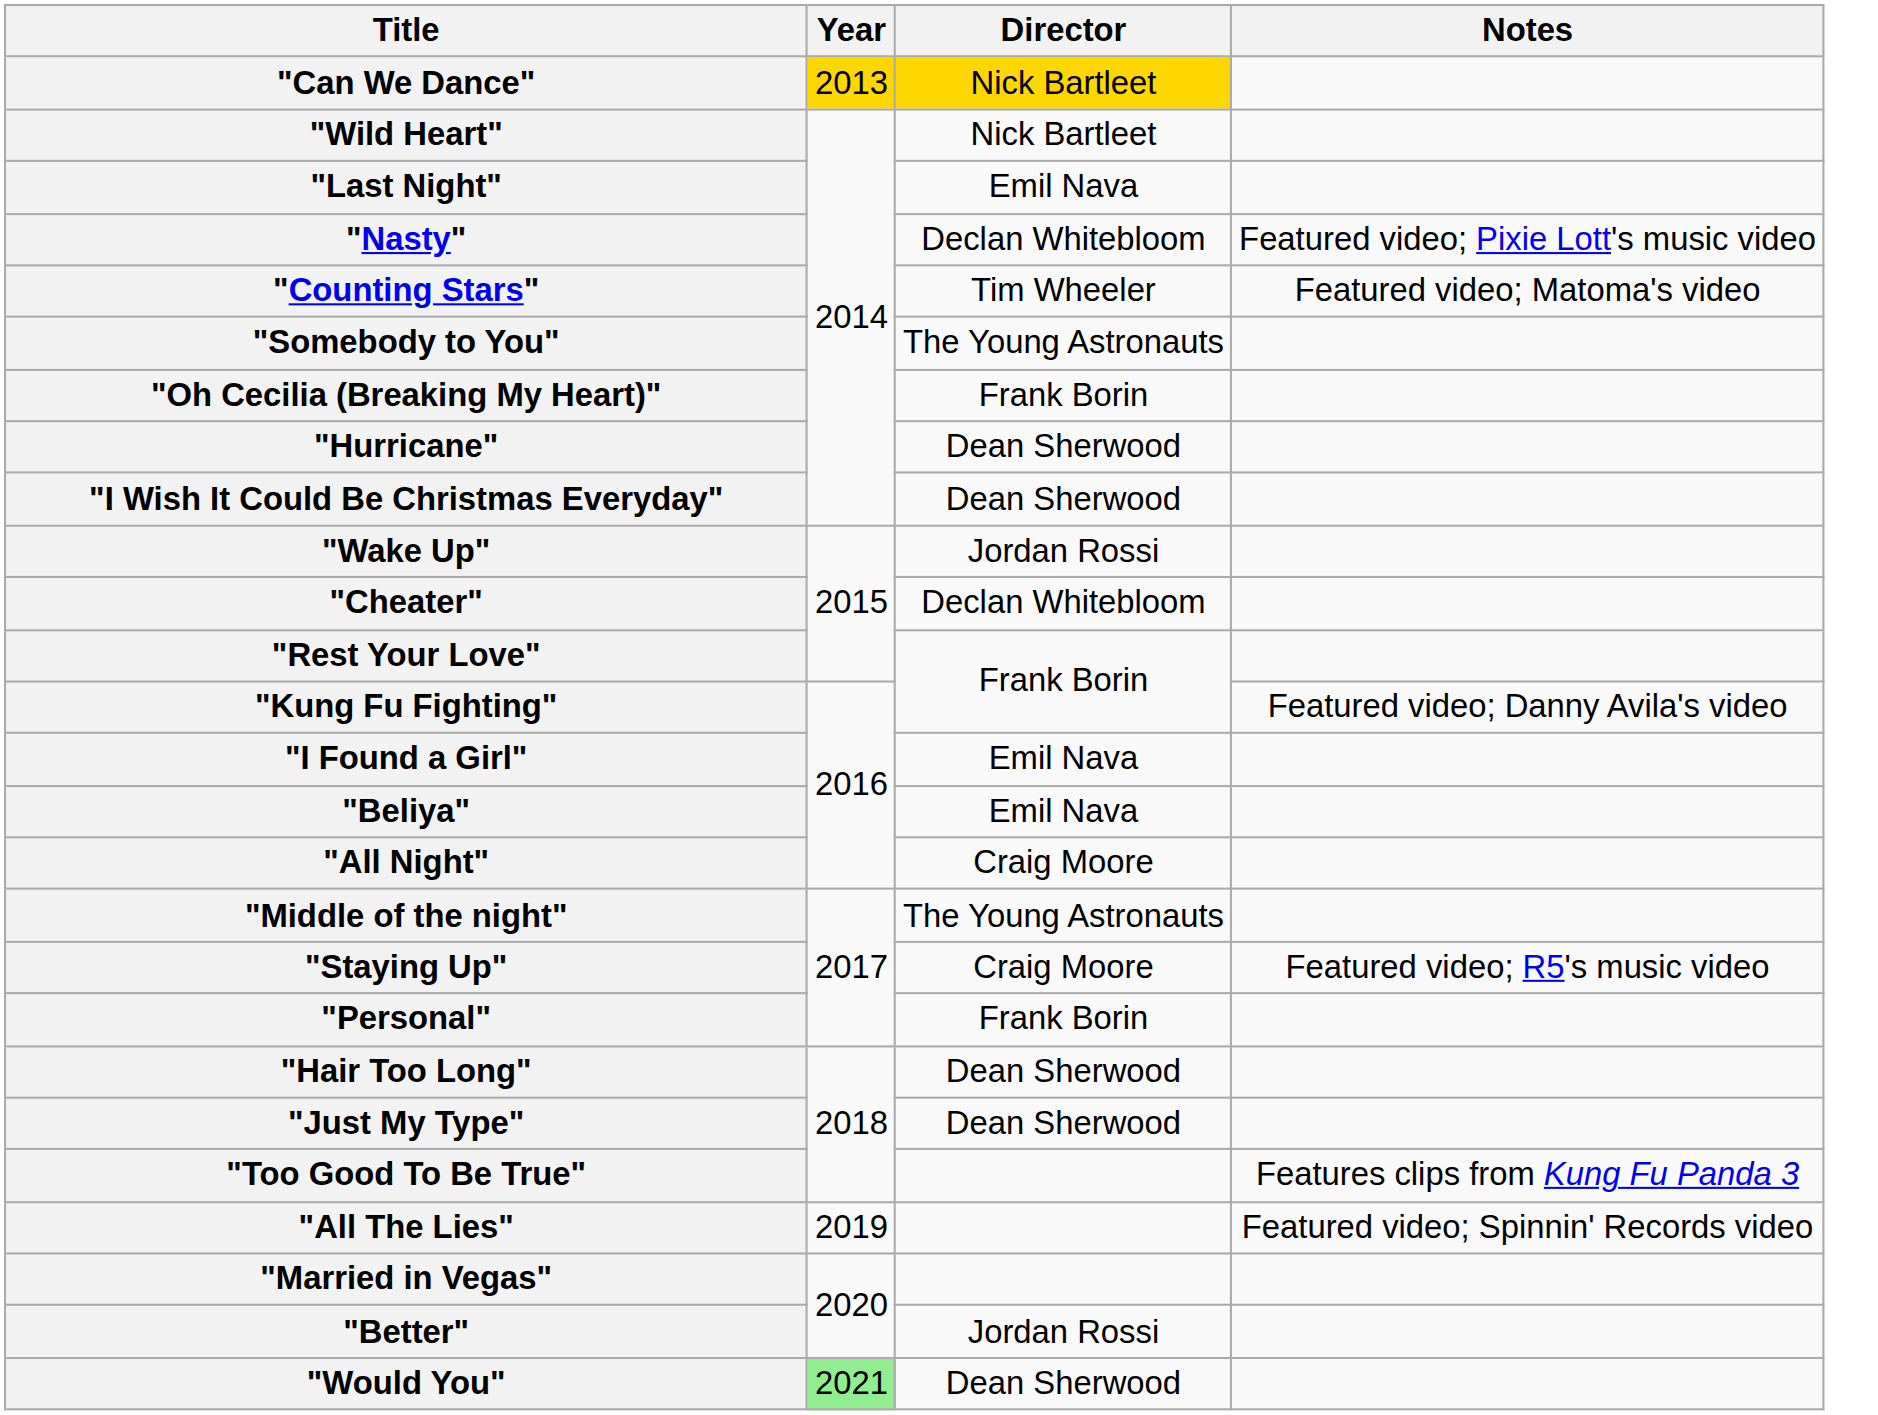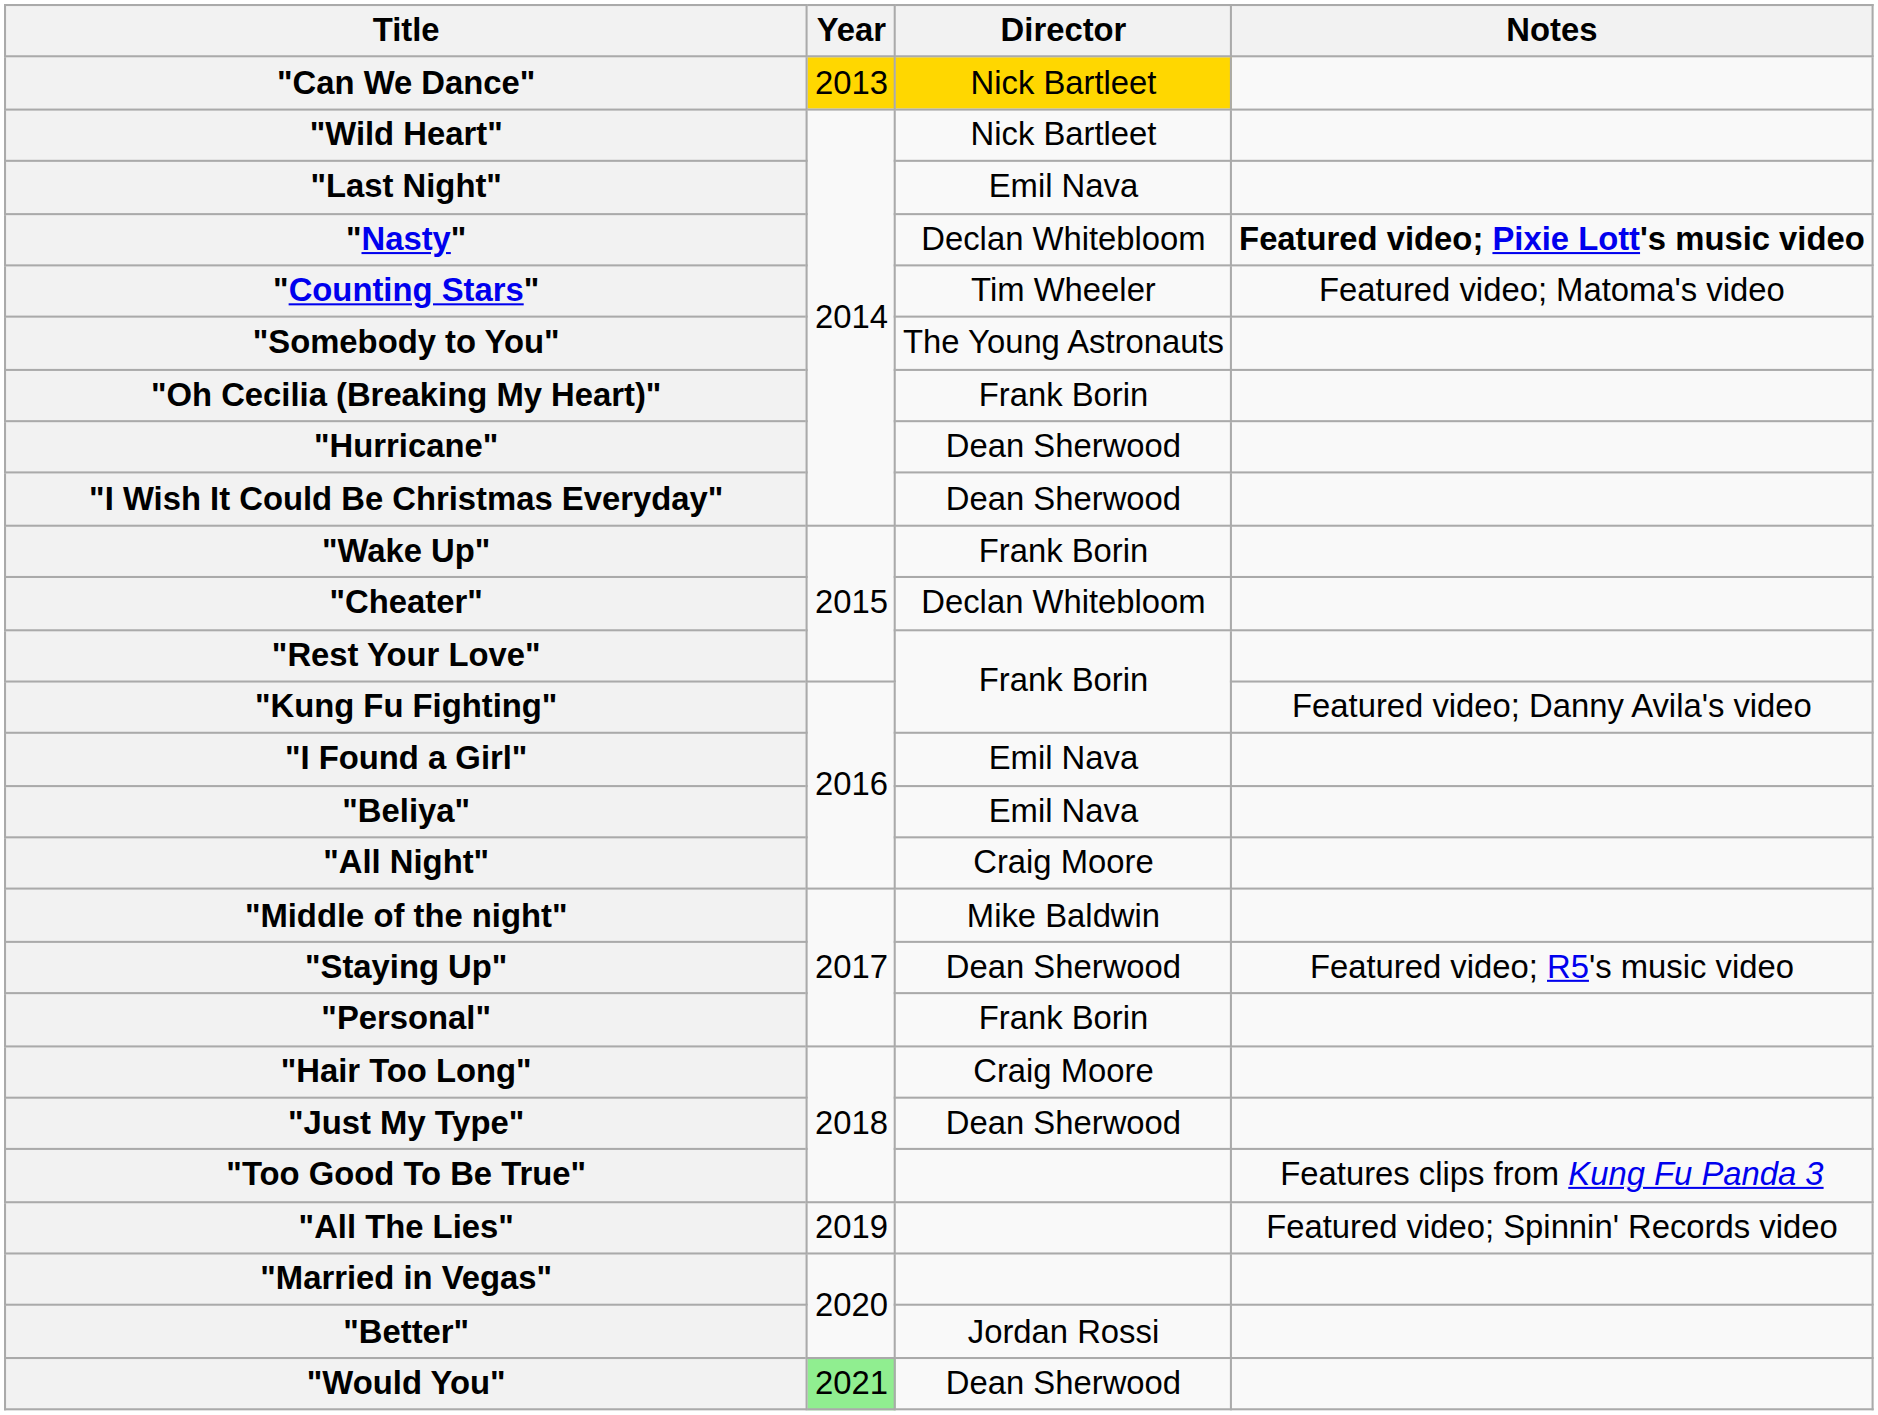(1528, 238) normal -> (1552, 238) bold
(1063, 550) Jordan Rossi -> (1063, 550) Frank Borin
(1063, 914) The Young Astronauts -> (1063, 914) Mike Baldwin
(1063, 966) Craig Moore -> (1063, 966) Dean Sherwood
(1063, 1070) Dean Sherwood -> (1063, 1070) Craig Moore
